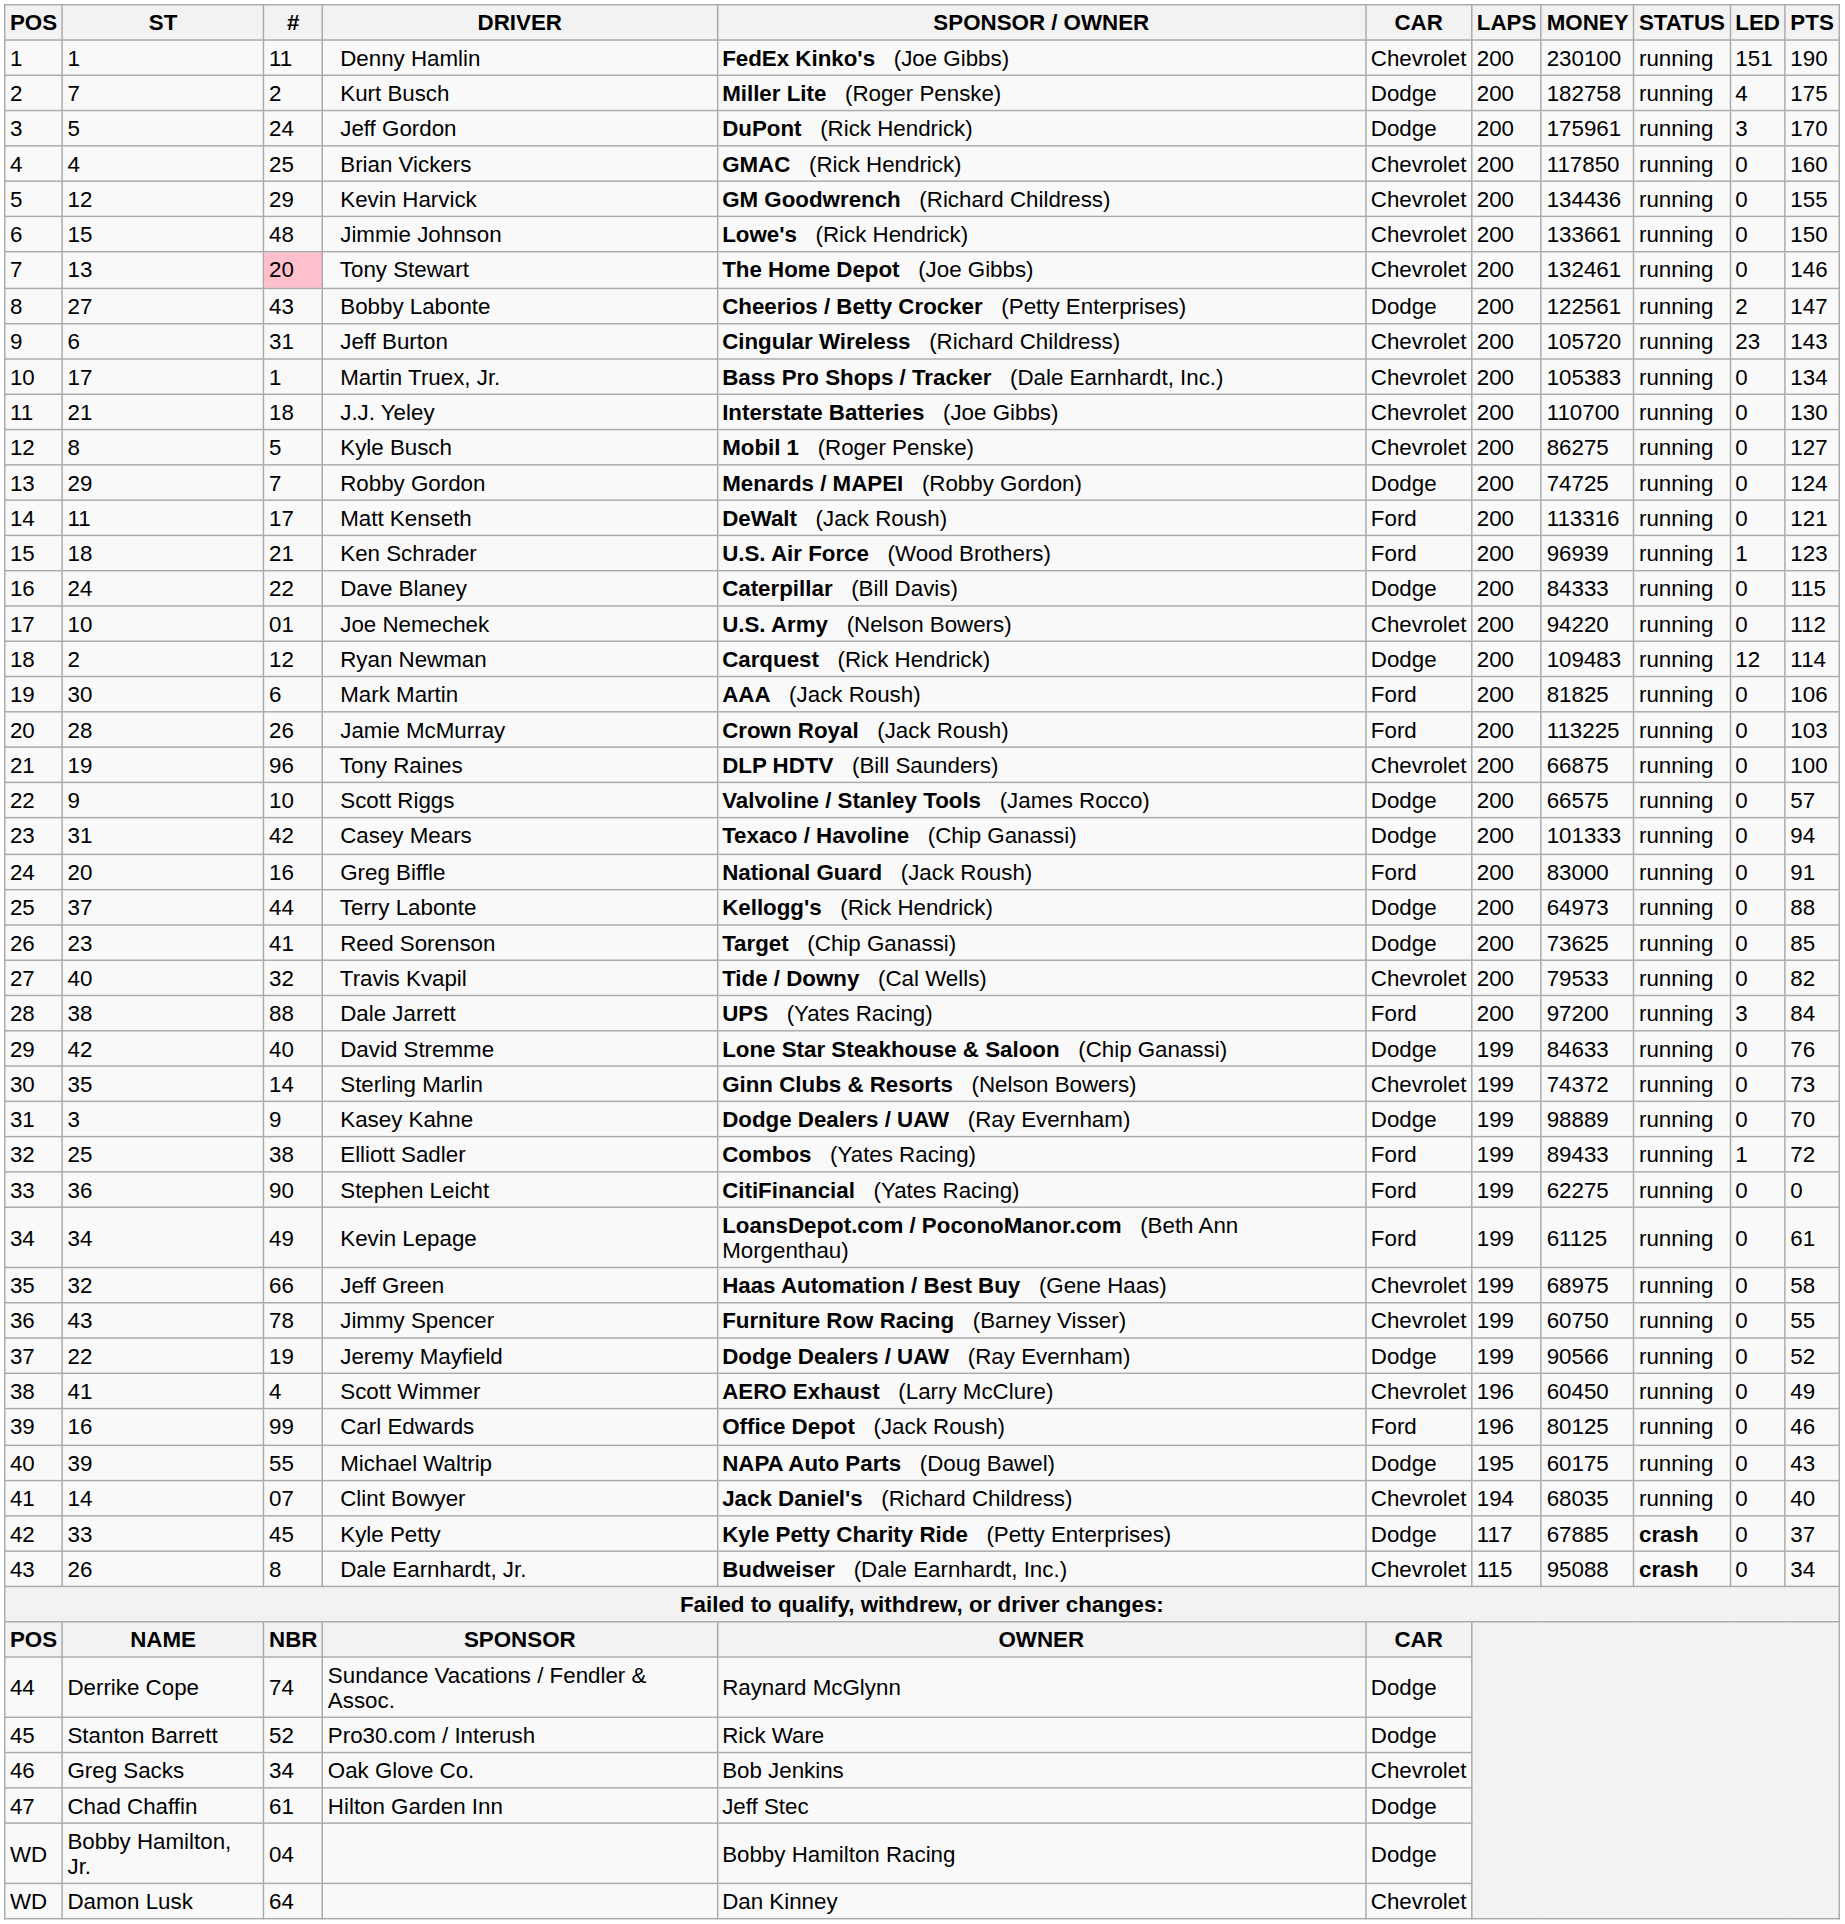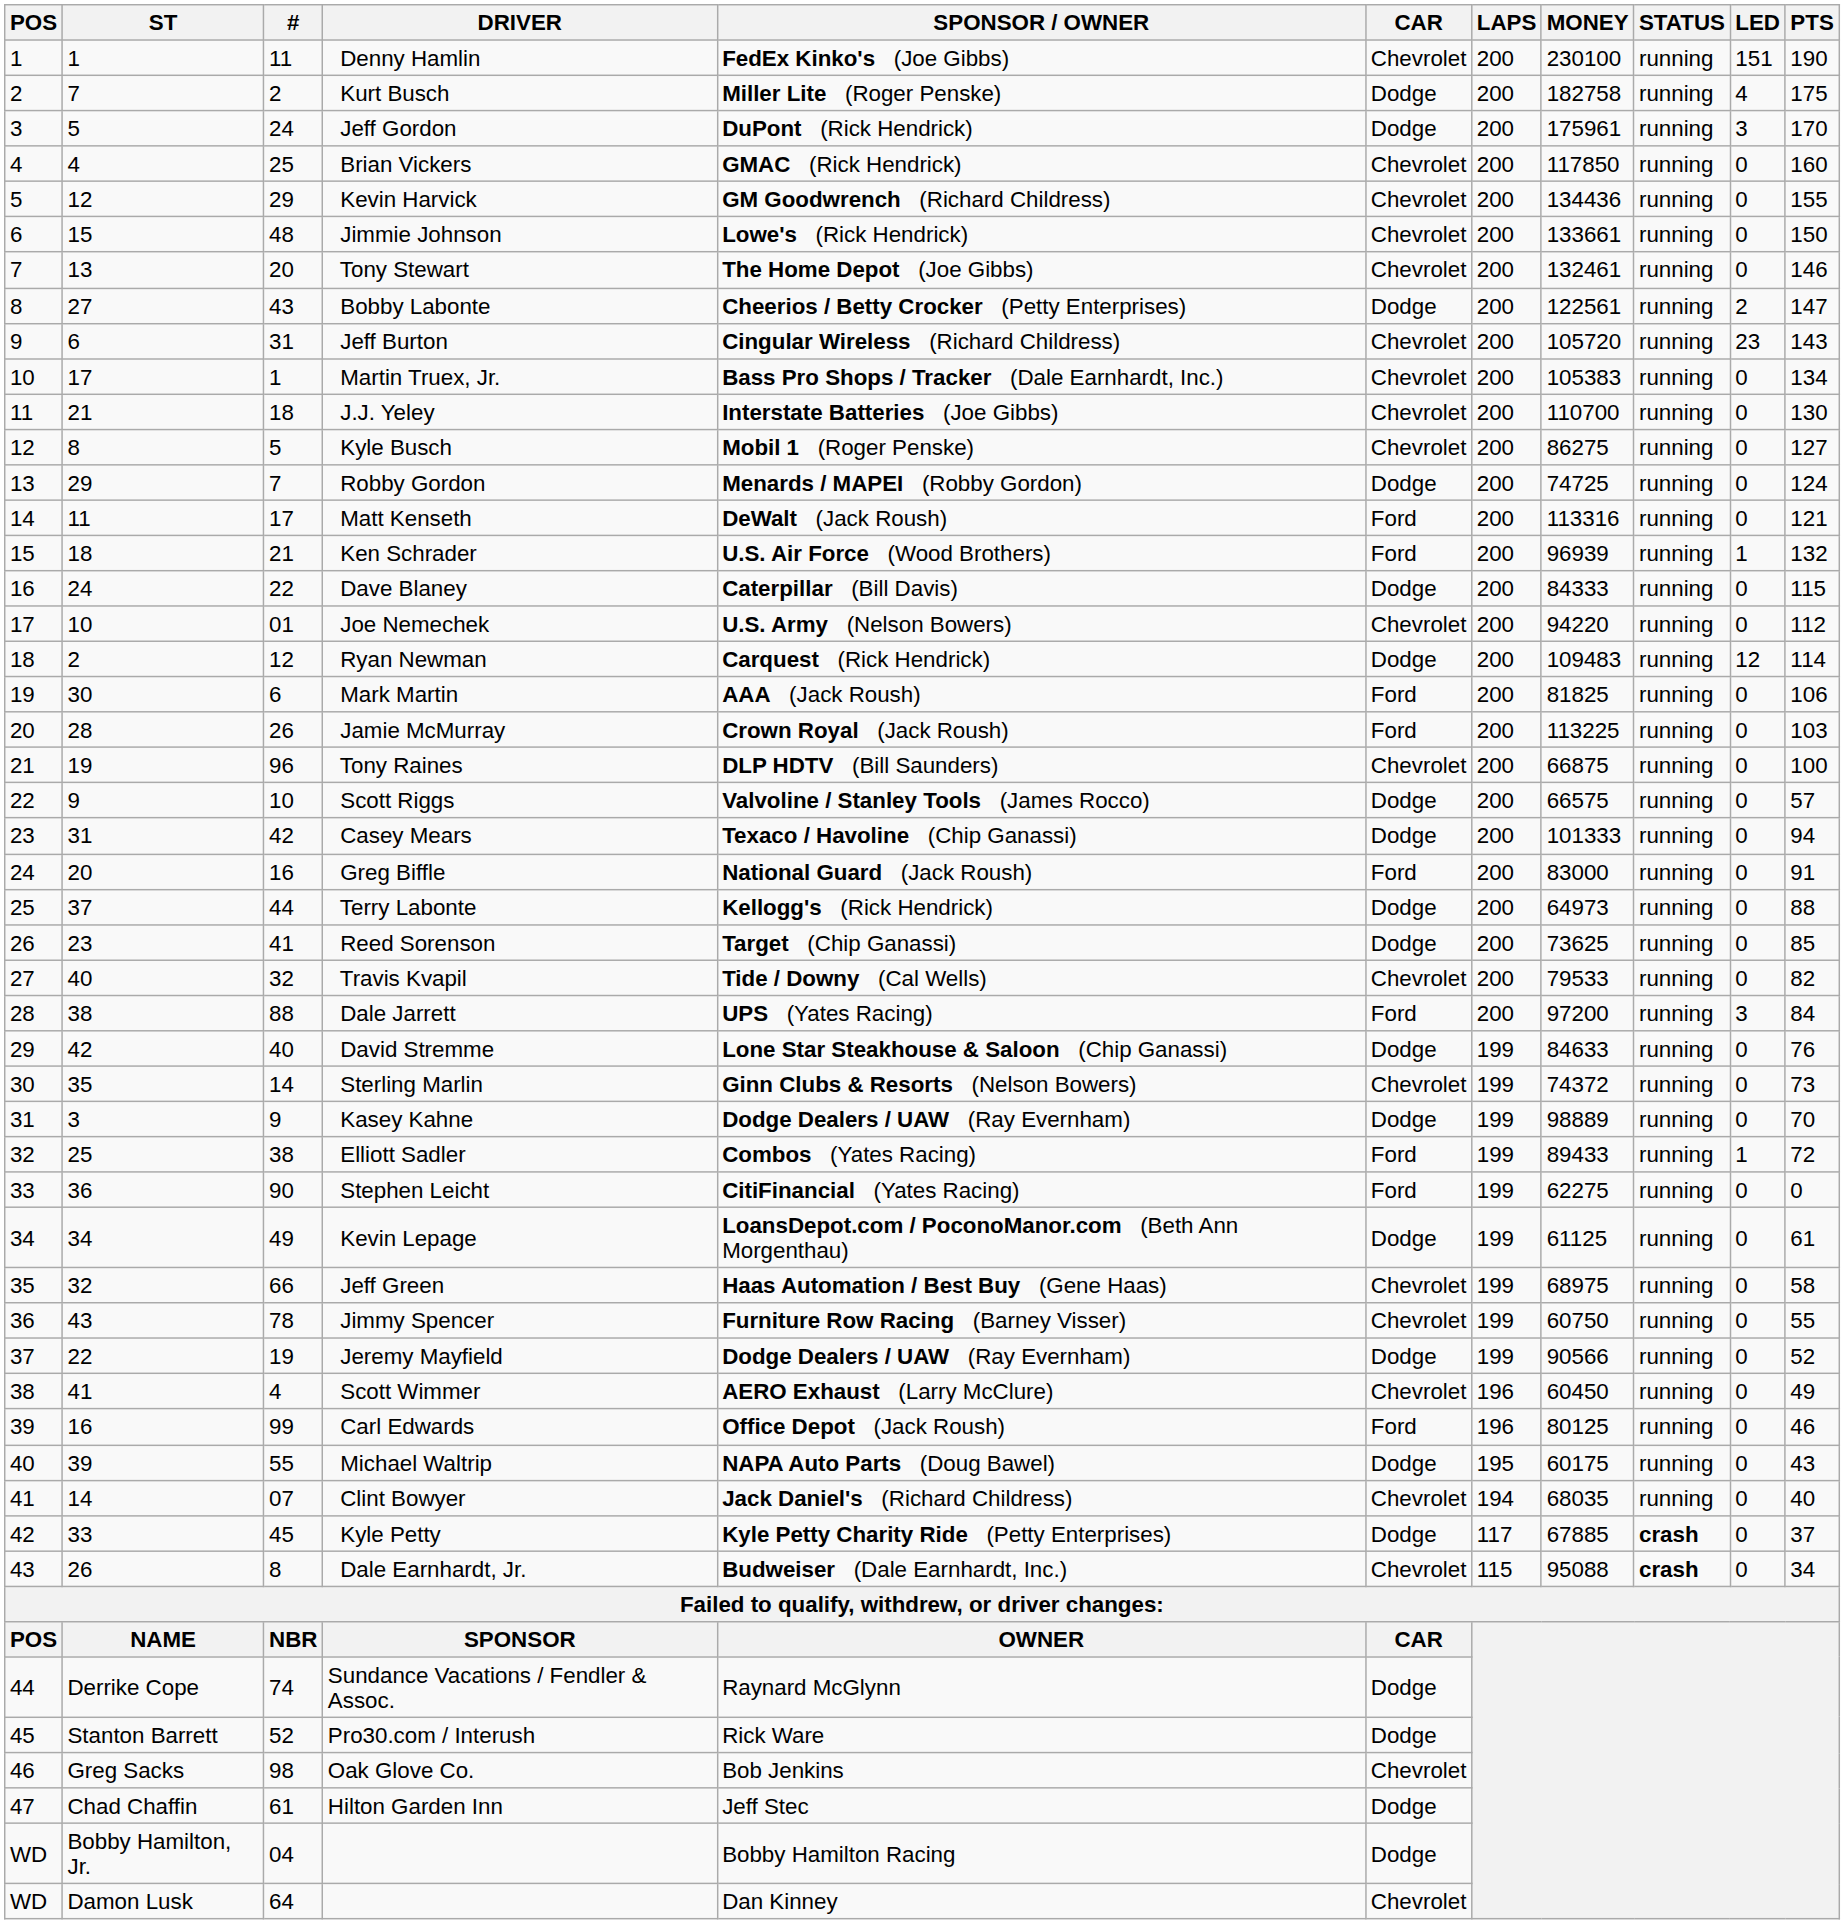(282, 270) pink background -> (282, 270) no background
(1809, 553) 123 -> (1809, 553) 132
(1394, 1238) Ford -> (1404, 1238) Dodge
(282, 1770) 34 -> (282, 1770) 98
